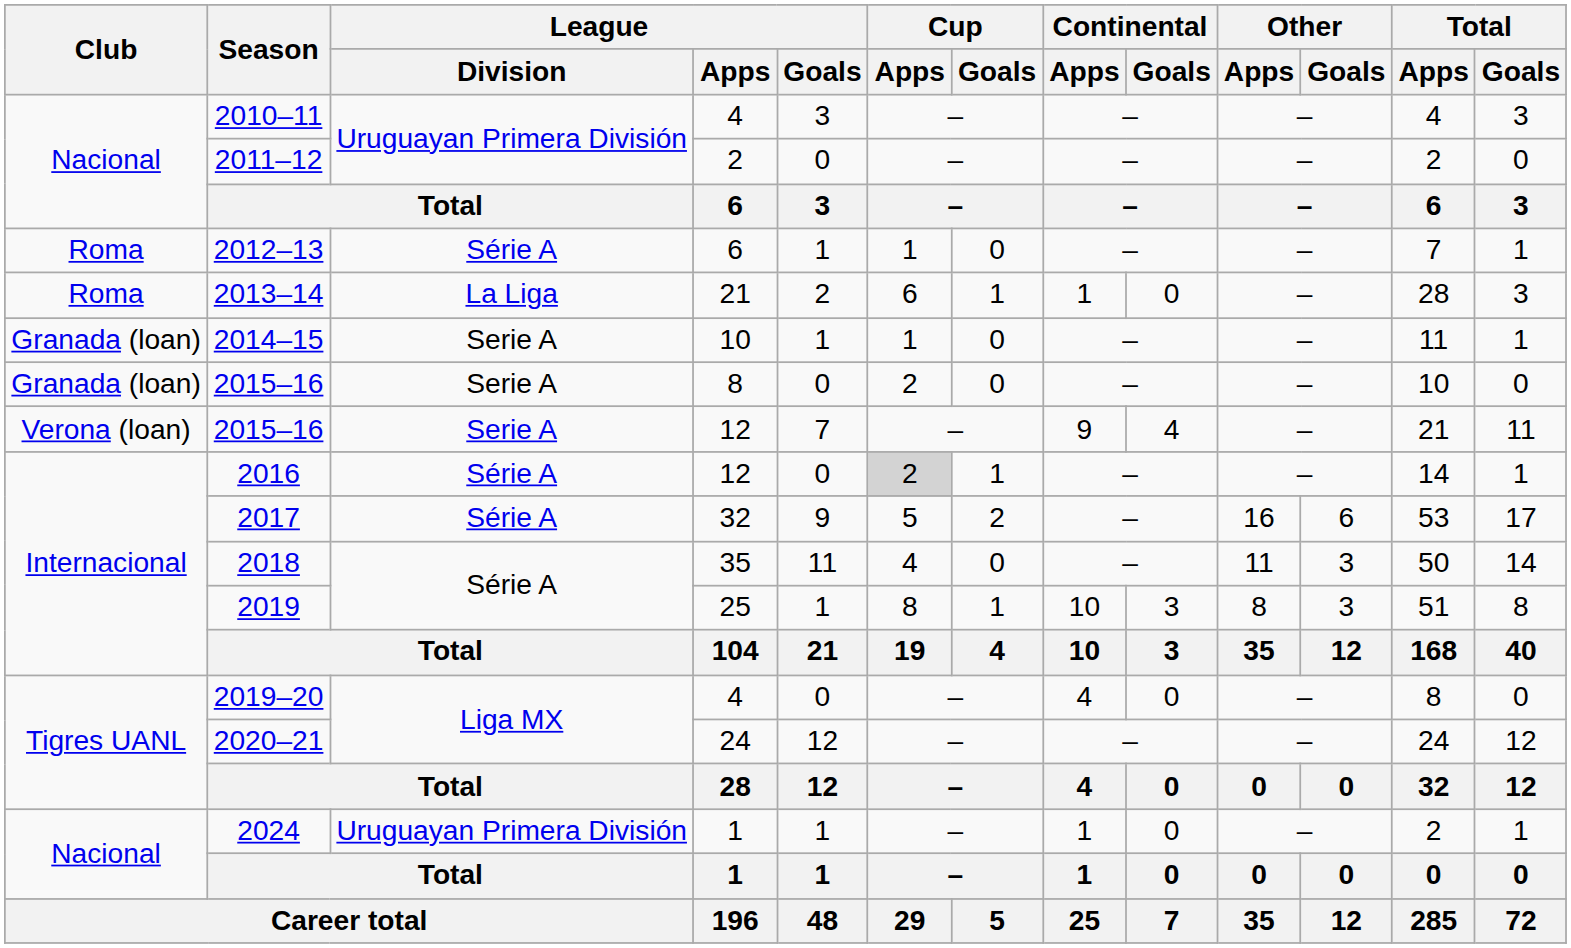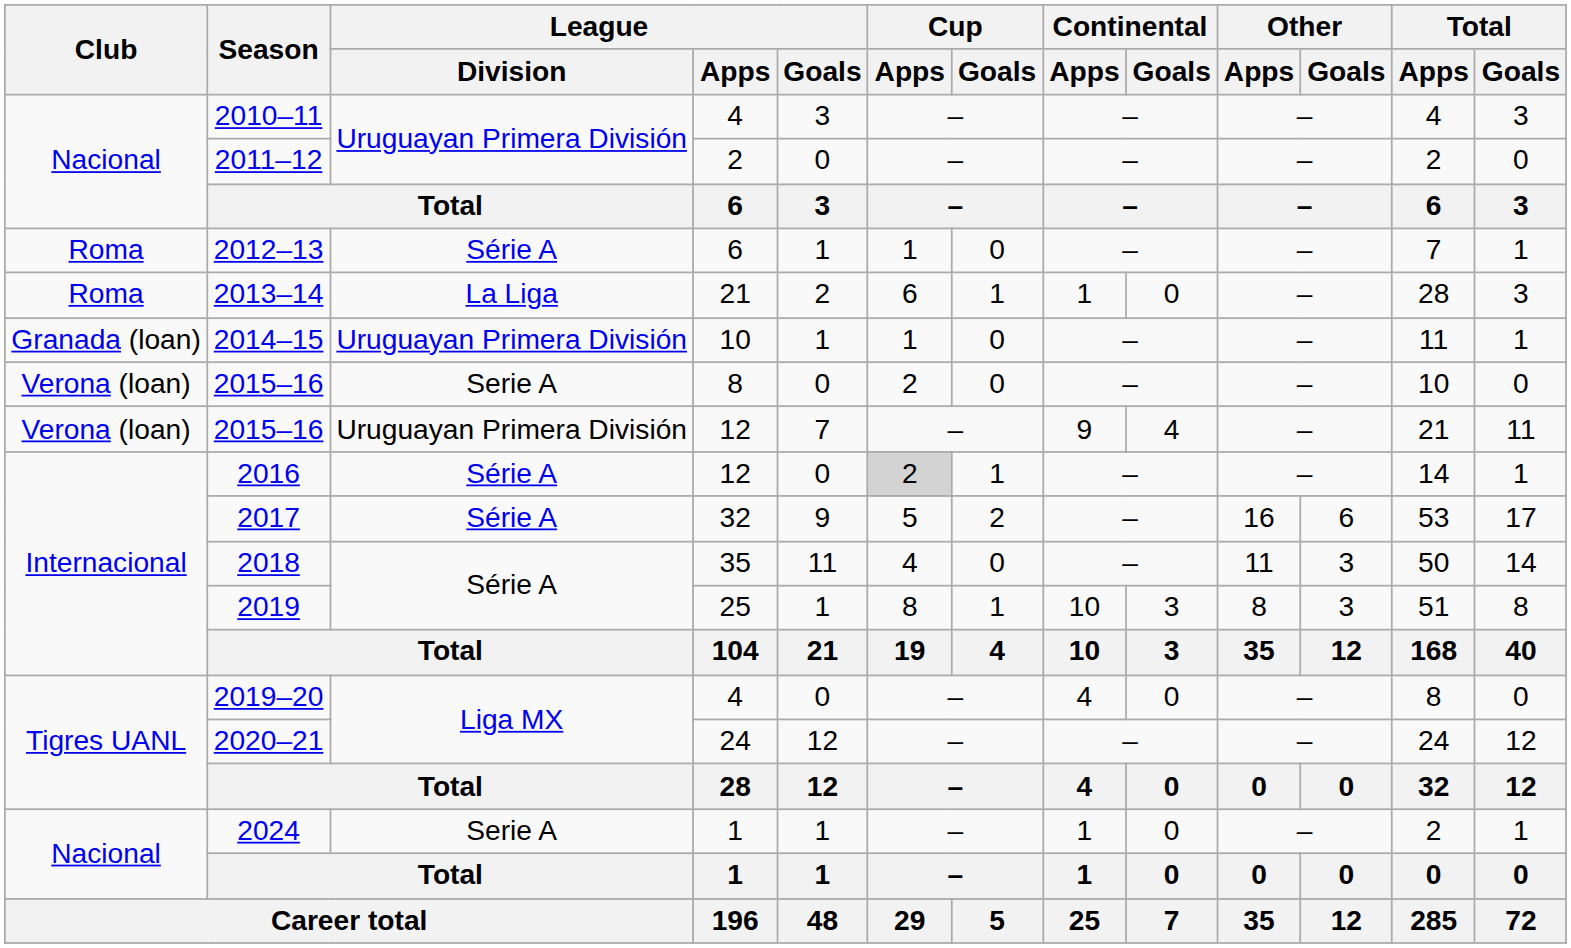(512, 339) Serie A -> (512, 339) Uruguayan Primera División
(106, 384) Granada (loan) -> (106, 384) Verona (loan)
(512, 428) Serie A -> (512, 428) Uruguayan Primera División
(512, 830) Uruguayan Primera División -> (512, 830) Serie A
